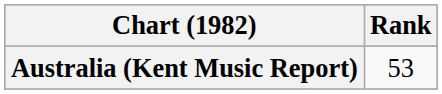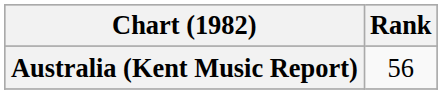(401, 67) 53 -> (401, 67) 56
